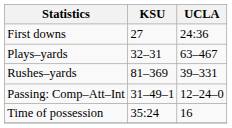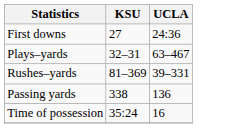+ row: (41, 93)
- row: (66, 93)
